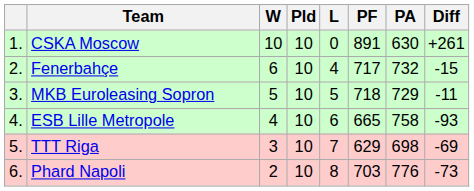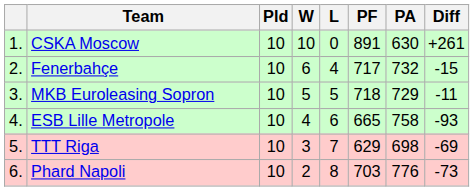columns swapped: (304, 17) <-> (273, 17)
